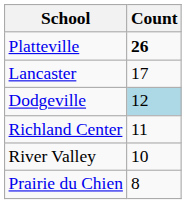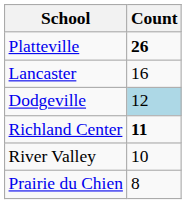(140, 73) 17 -> (140, 73) 16
(139, 128) normal -> (139, 128) bold
